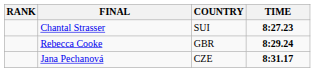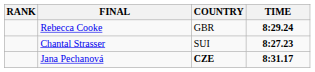rows swapped: (73, 28) <-> (71, 43)
(203, 59) normal -> (204, 59) bold
